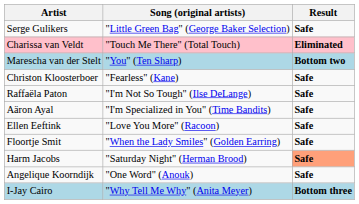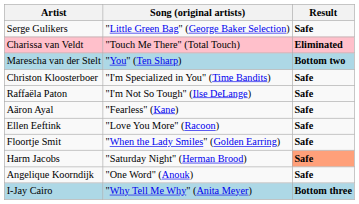(142, 77) "Fearless" (Kane) -> (188, 77) "I'm Specialized in You" (Time Bandits)
(188, 110) "I'm Specialized in You" (Time Bandits) -> (142, 110) "Fearless" (Kane)
